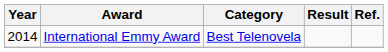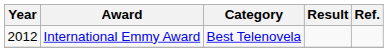(22, 36) 2014 -> (22, 36) 2012
